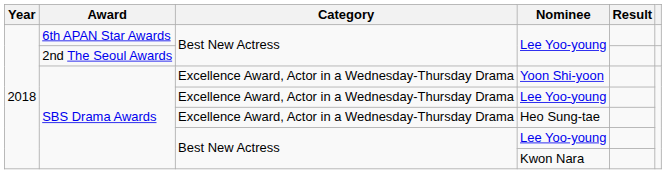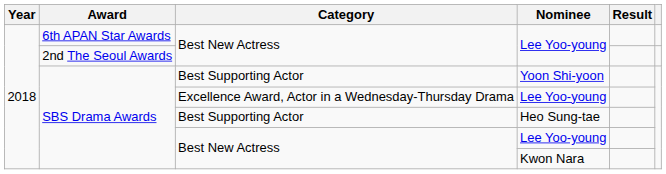(346, 76) Excellence Award, Actor in a Wednesday-Thursday Drama -> (241, 76) Best Supporting Actor
(346, 117) Excellence Award, Actor in a Wednesday-Thursday Drama -> (241, 117) Best Supporting Actor
